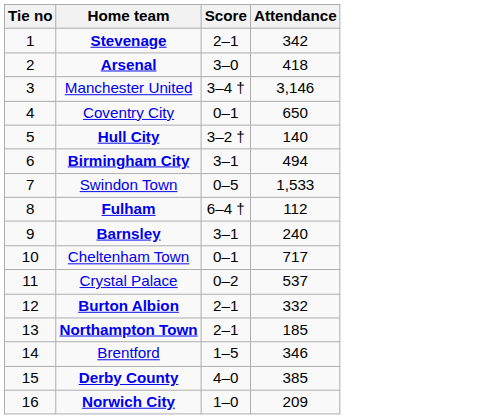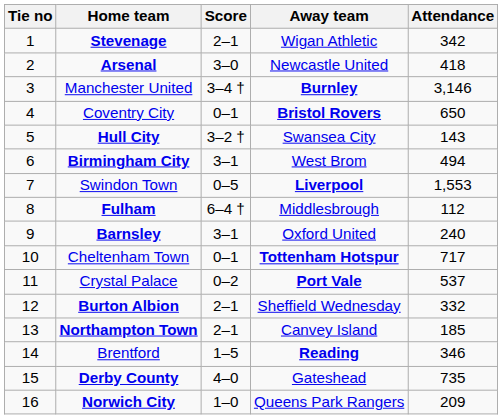+ column: (329, 16)
(295, 137) 140 -> (453, 137) 143
(295, 185) 1,533 -> (453, 185) 1,553
(295, 378) 385 -> (453, 378) 735
